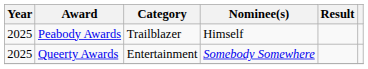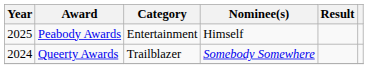(154, 34) Trailblazer -> (162, 34) Entertainment
(20, 53) 2025 -> (20, 53) 2024
(162, 53) Entertainment -> (154, 53) Trailblazer
